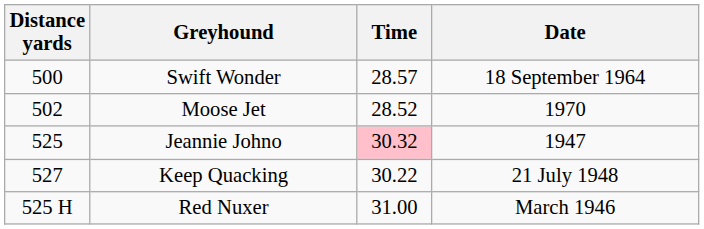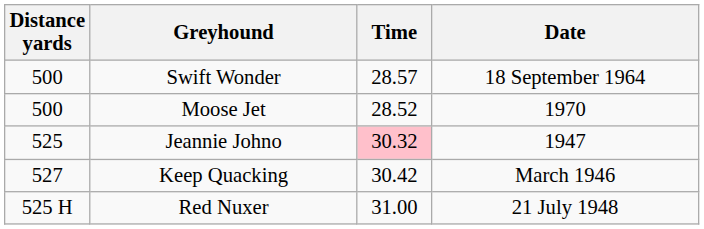(47, 109) 502 -> (47, 109) 500
(394, 175) 30.22 -> (394, 175) 30.42
(565, 175) 21 July 1948 -> (565, 175) March 1946
(565, 207) March 1946 -> (565, 207) 21 July 1948
